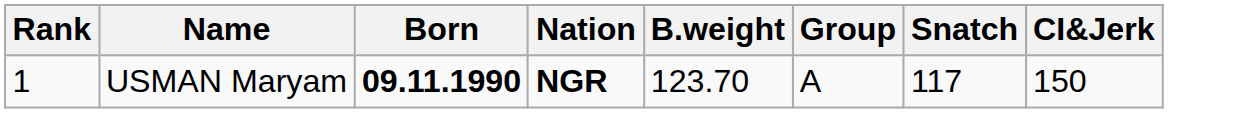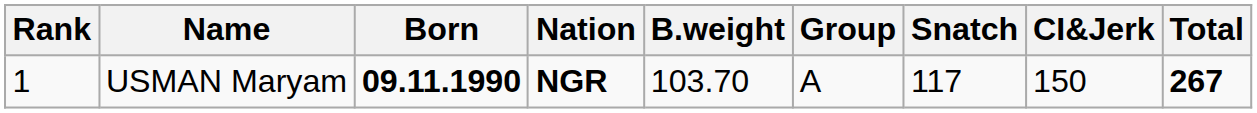+ column: (1207, 30)
(700, 81) 123.70 -> (700, 81) 103.70
